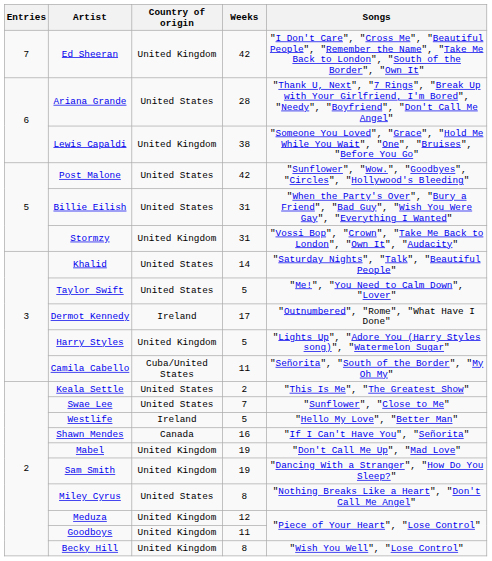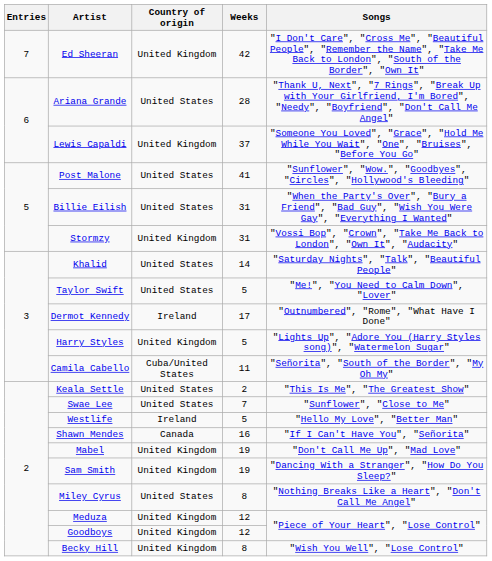(244, 144) 38 -> (244, 144) 37
(244, 176) 42 -> (244, 176) 41
(244, 533) 11 -> (244, 533) 12
